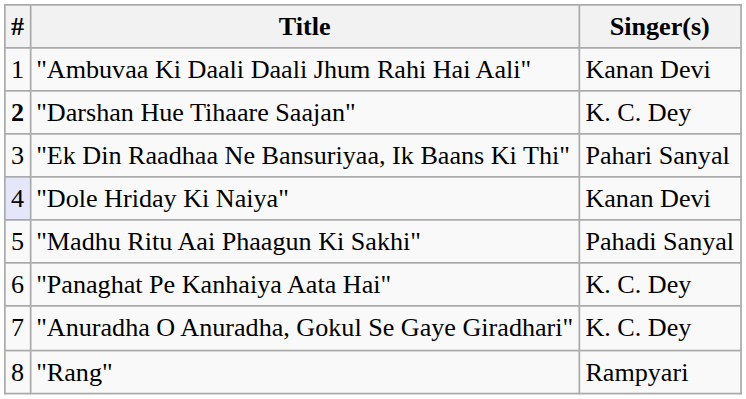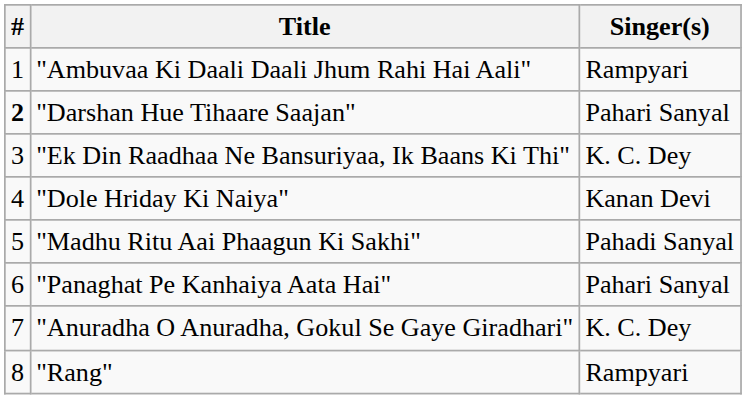(648, 69) Kanan Devi -> (637, 69) Rampyari
(638, 112) K. C. Dey -> (658, 112) Pahari Sanyal
(658, 155) Pahari Sanyal -> (638, 155) K. C. Dey
(17, 198) lavender background -> (17, 198) no background
(638, 284) K. C. Dey -> (658, 284) Pahari Sanyal
